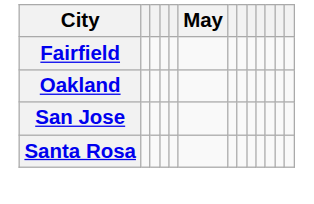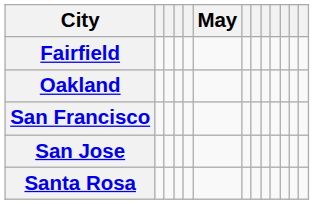+ row: (80, 118)
